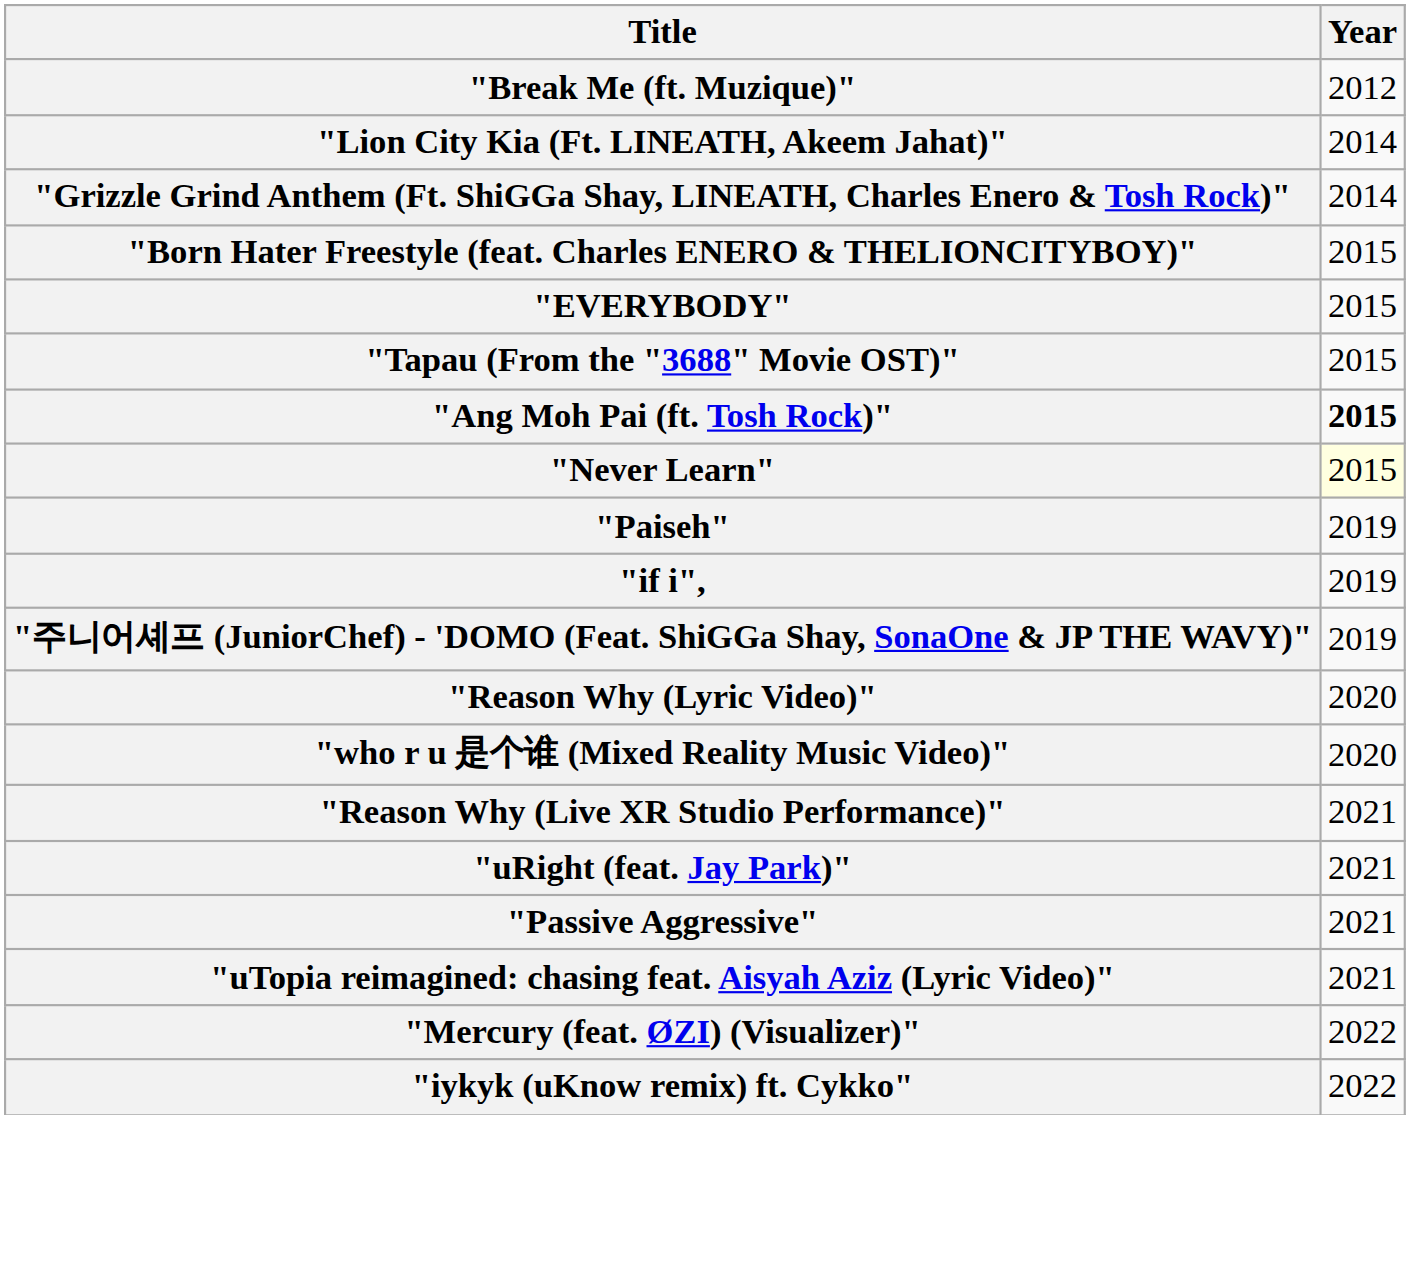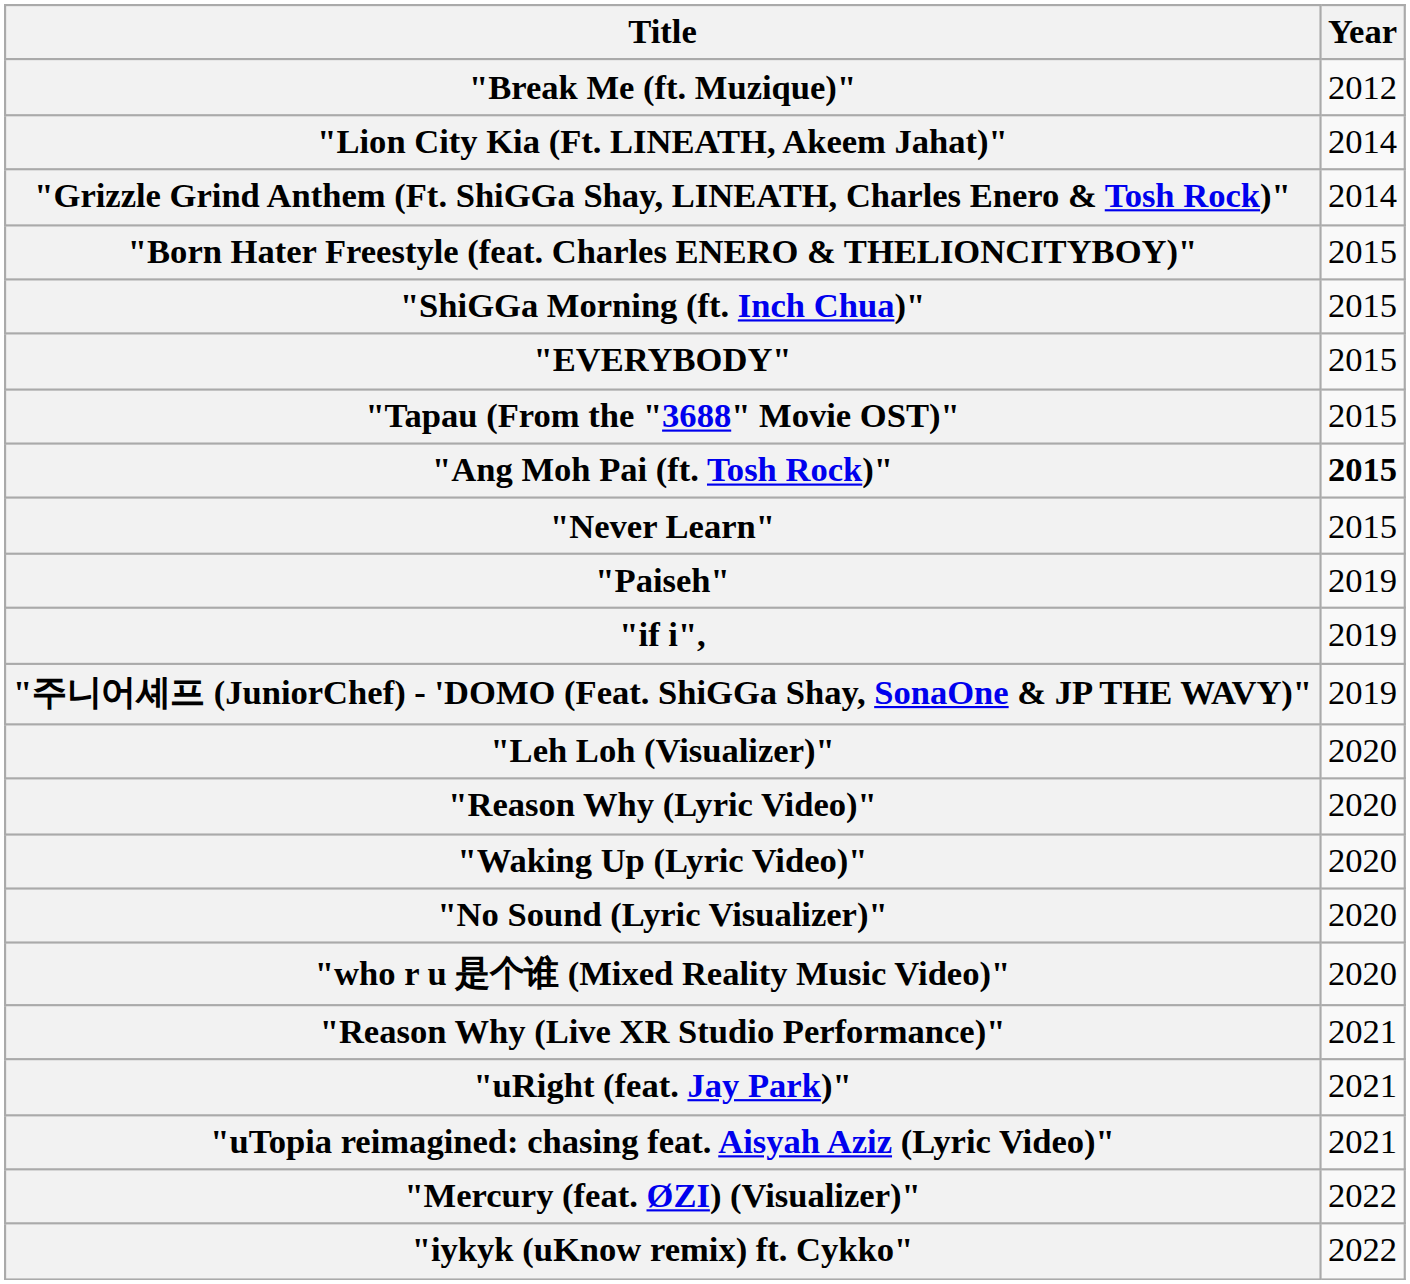+ row: (663, 305)
(1363, 470) lightyellow background -> (1363, 525) no background
+ row: (663, 750)
+ row: (663, 860)
+ row: (663, 915)
- row: (663, 921)
